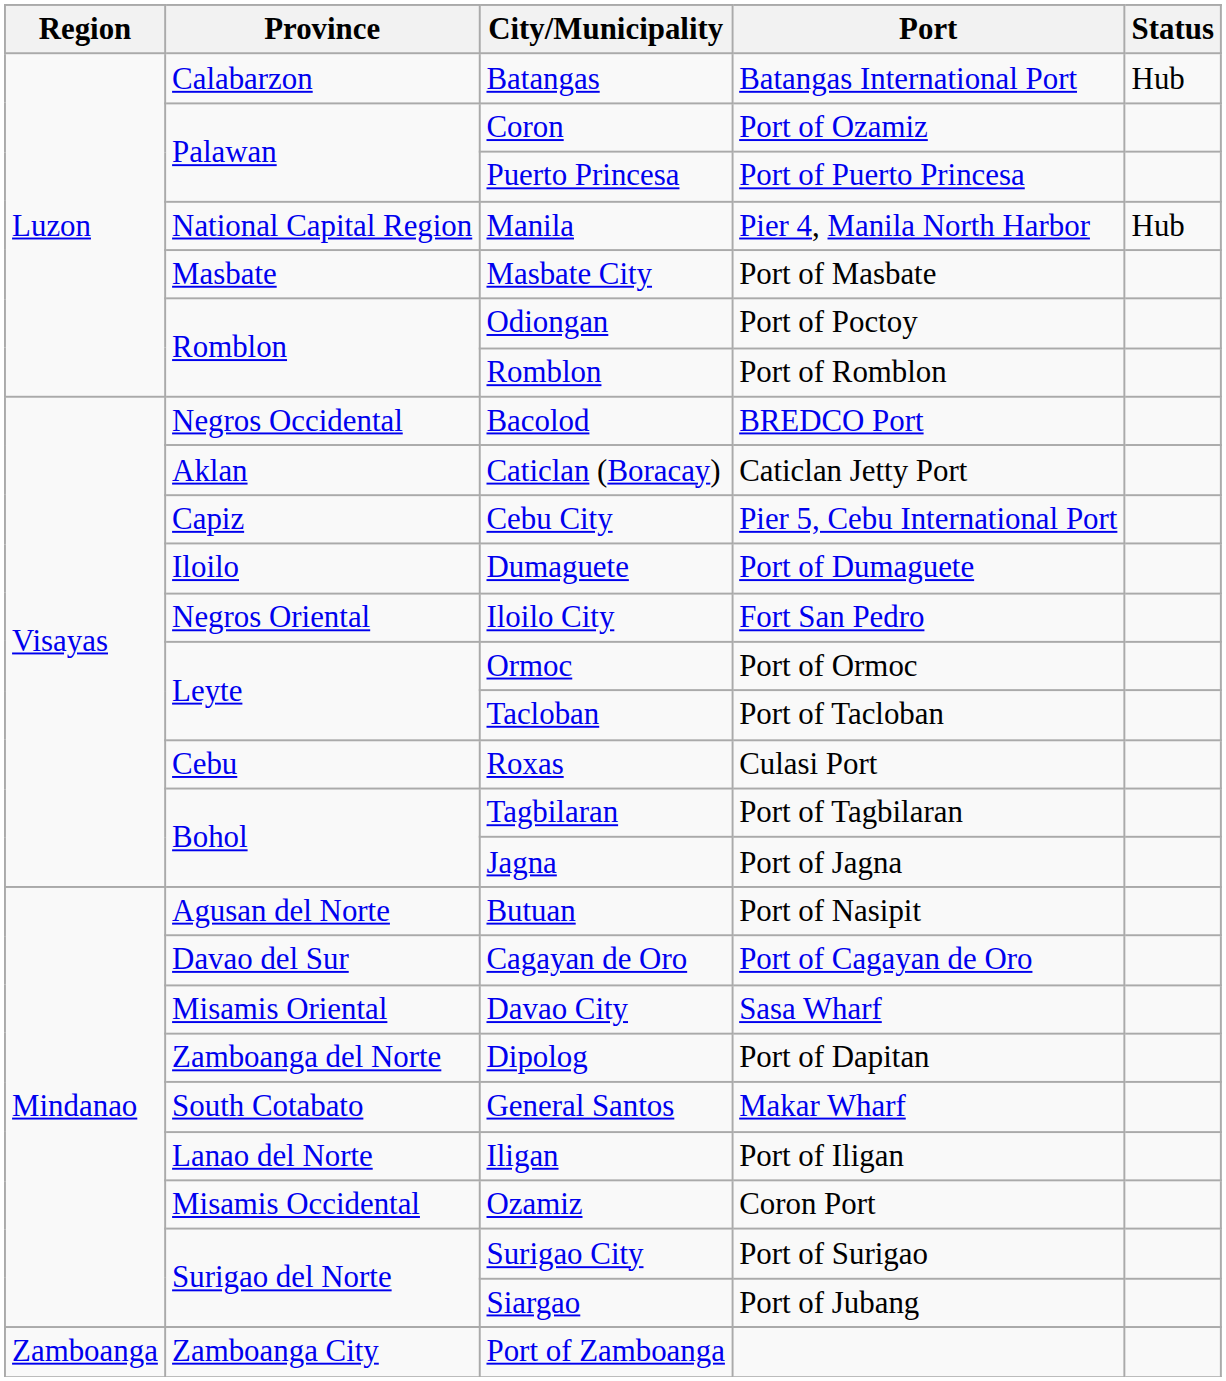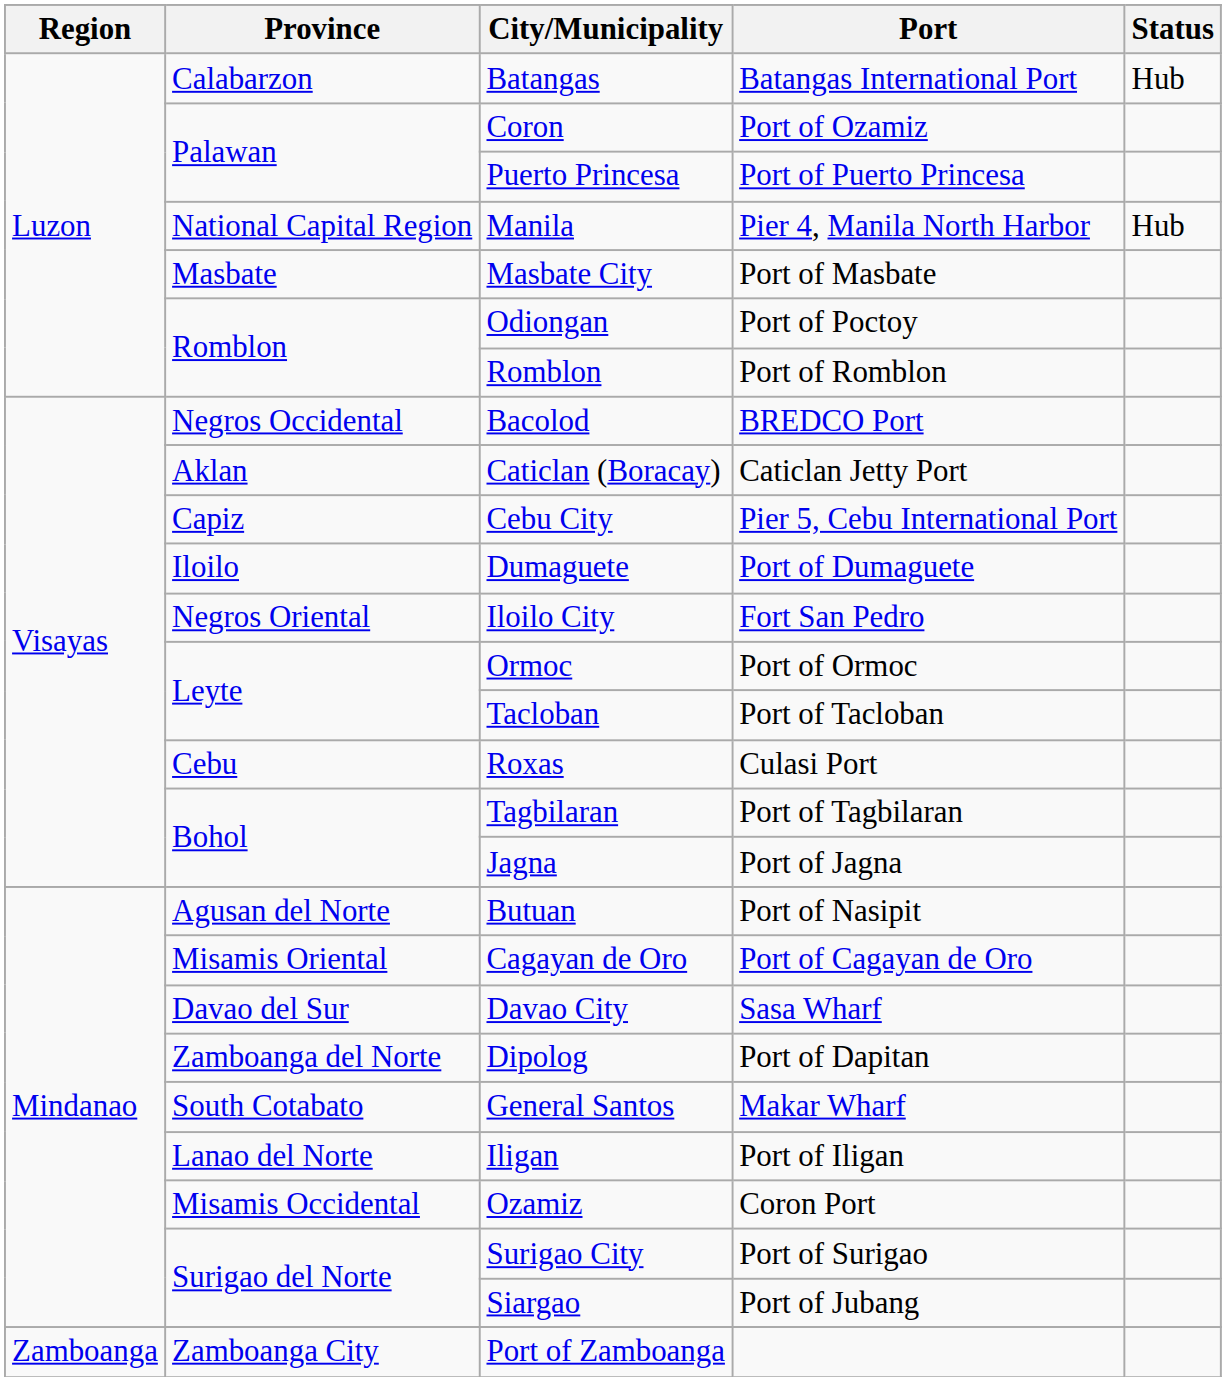(260, 959) Davao del Sur -> (280, 959) Misamis Oriental
(280, 1008) Misamis Oriental -> (260, 1008) Davao del Sur
